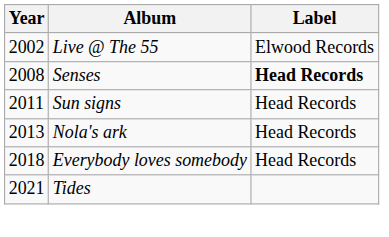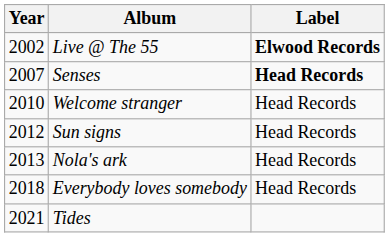(315, 47) normal -> (318, 47) bold
(27, 75) 2008 -> (27, 75) 2007
+ row: (117, 103)
(26, 103) 2011 -> (27, 132) 2012
